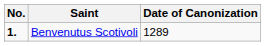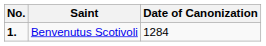(156, 31) 1289 -> (156, 31) 1284
